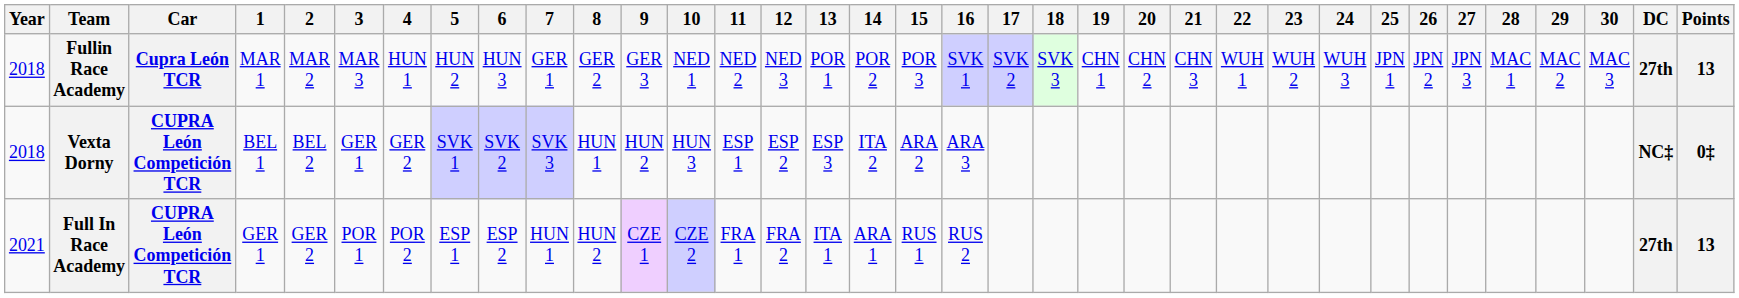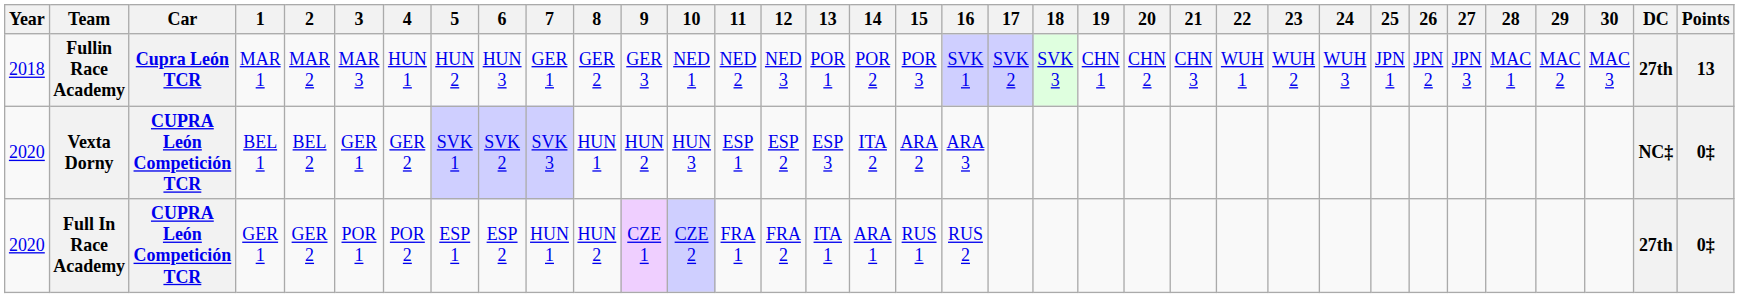(27, 152) 2018 -> (27, 152) 2020
(27, 245) 2021 -> (27, 245) 2020
(1706, 245) 13 -> (1706, 245) 0‡
